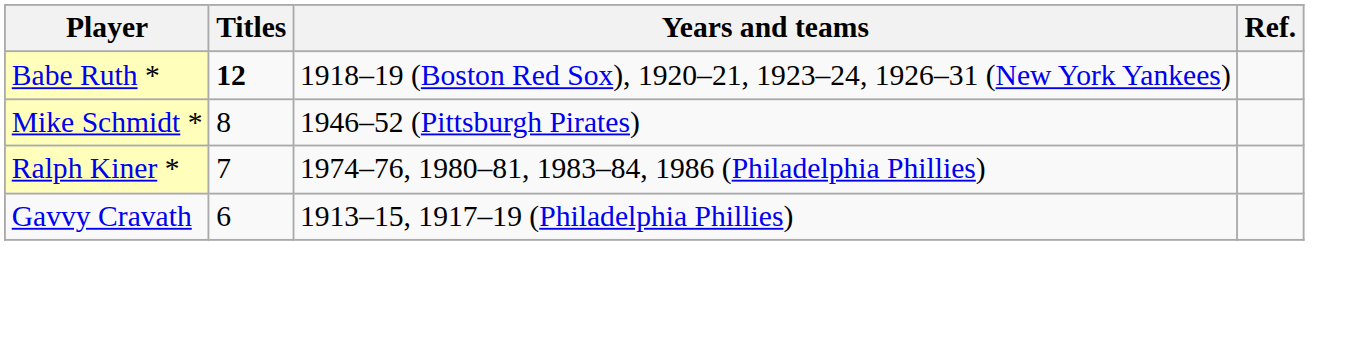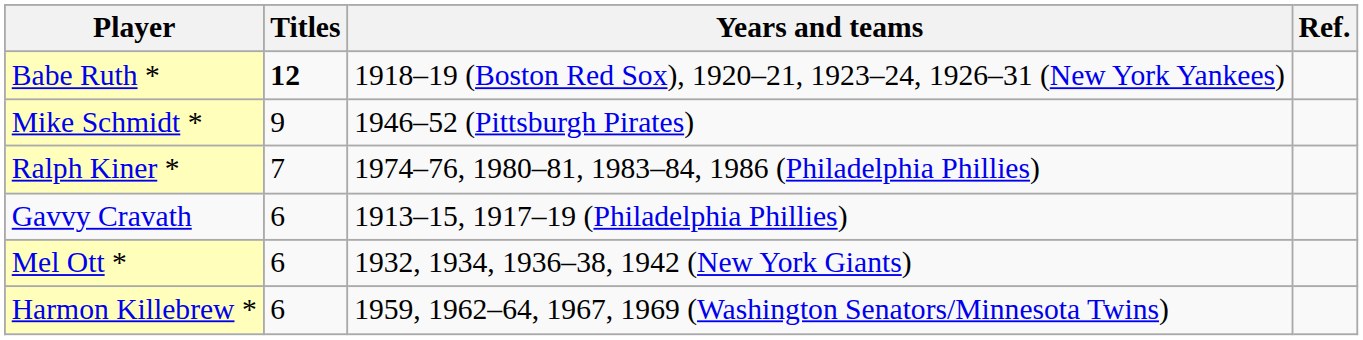(224, 121) 8 -> (278, 121) 9
+ row: (69, 262)
+ row: (134, 309)
